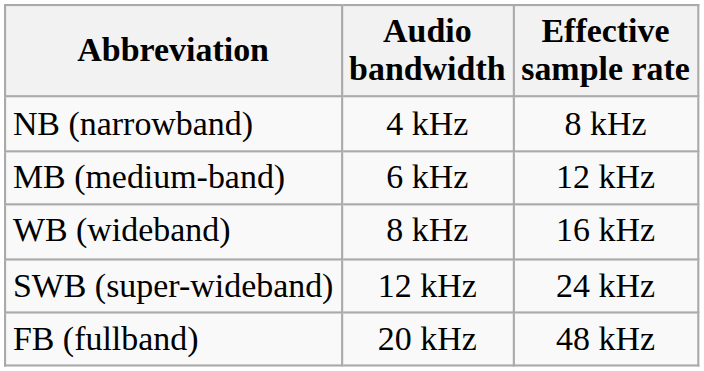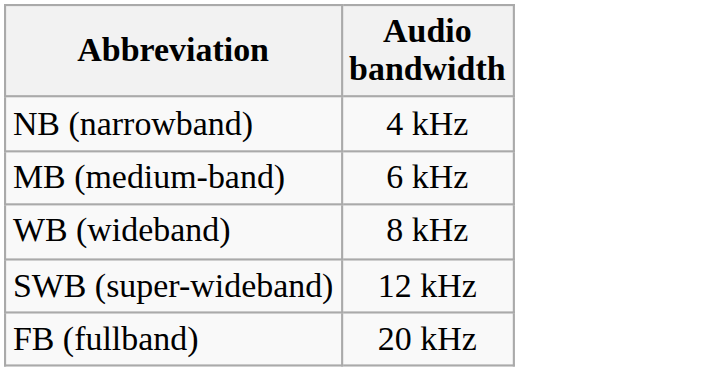- column: (606, 50)
